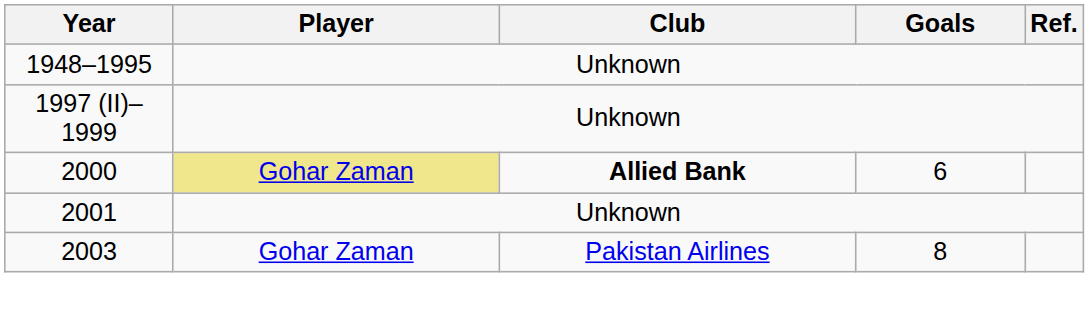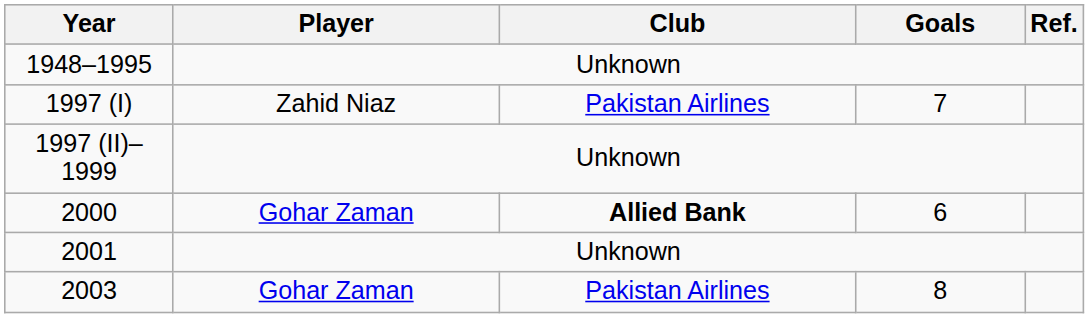+ row: (89, 104)
(336, 172) khaki background -> (336, 212) no background
